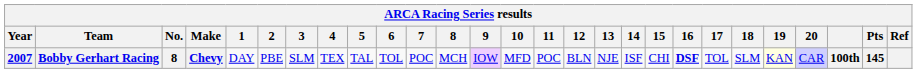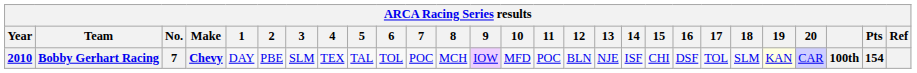(20, 58) 2007 -> (20, 58) 2010
(174, 58) 8 -> (174, 58) 7
(687, 58) bold -> (687, 58) normal
(875, 58) 145 -> (874, 58) 154
